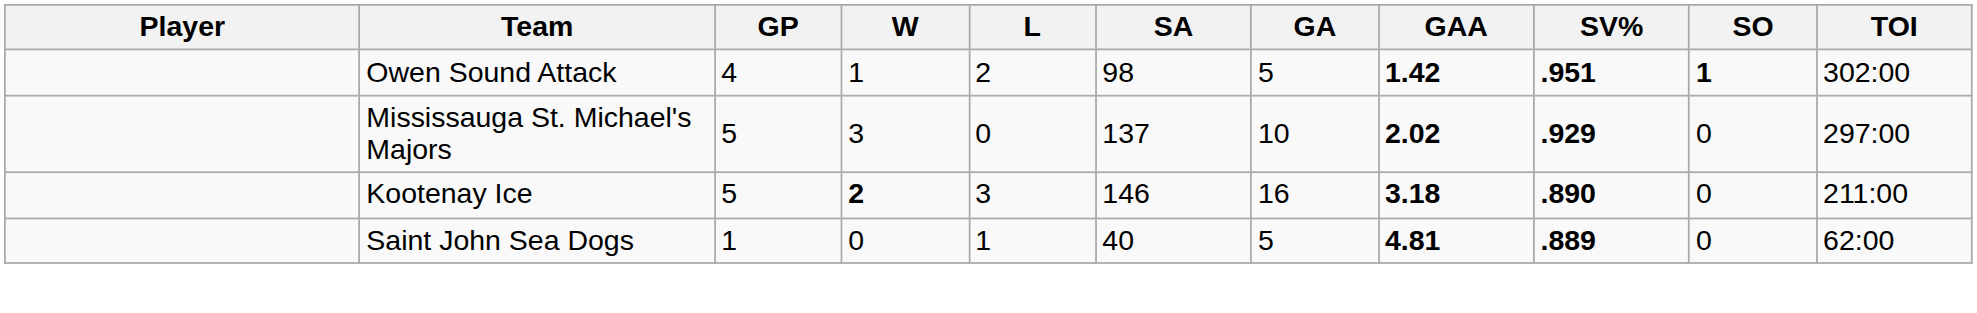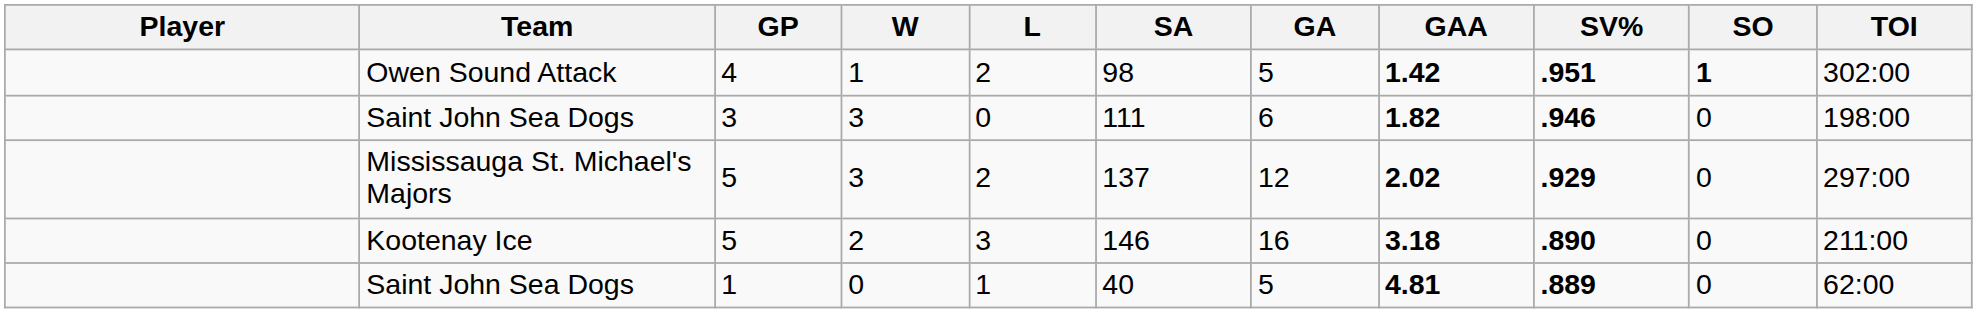+ row: (500, 117)
(983, 133) 0 -> (983, 178) 2
(1274, 133) 10 -> (1274, 178) 12
(856, 194) bold -> (856, 239) normal
